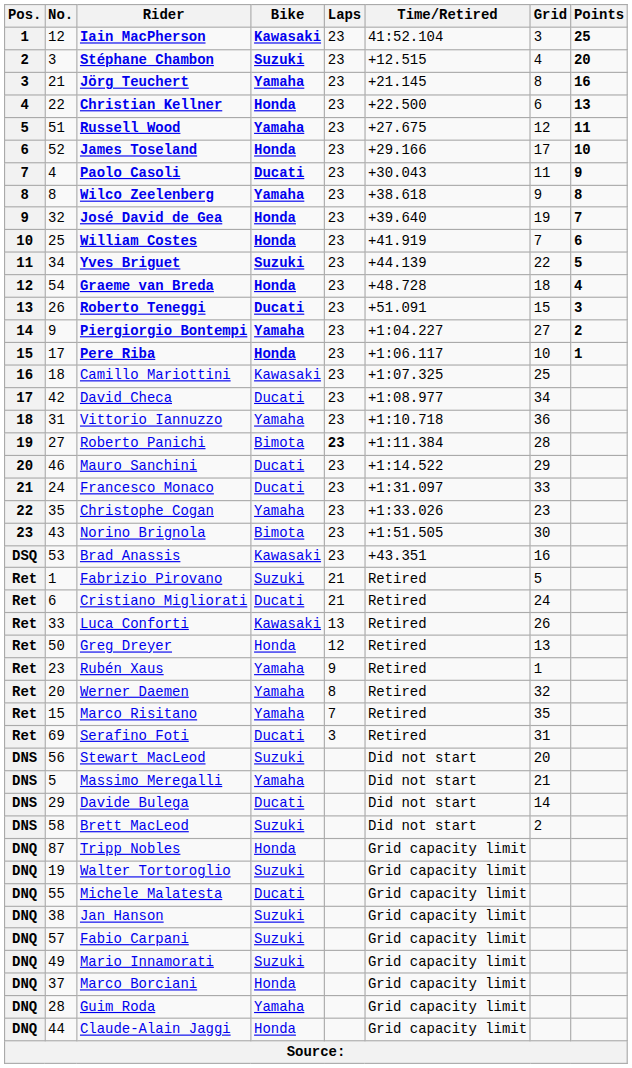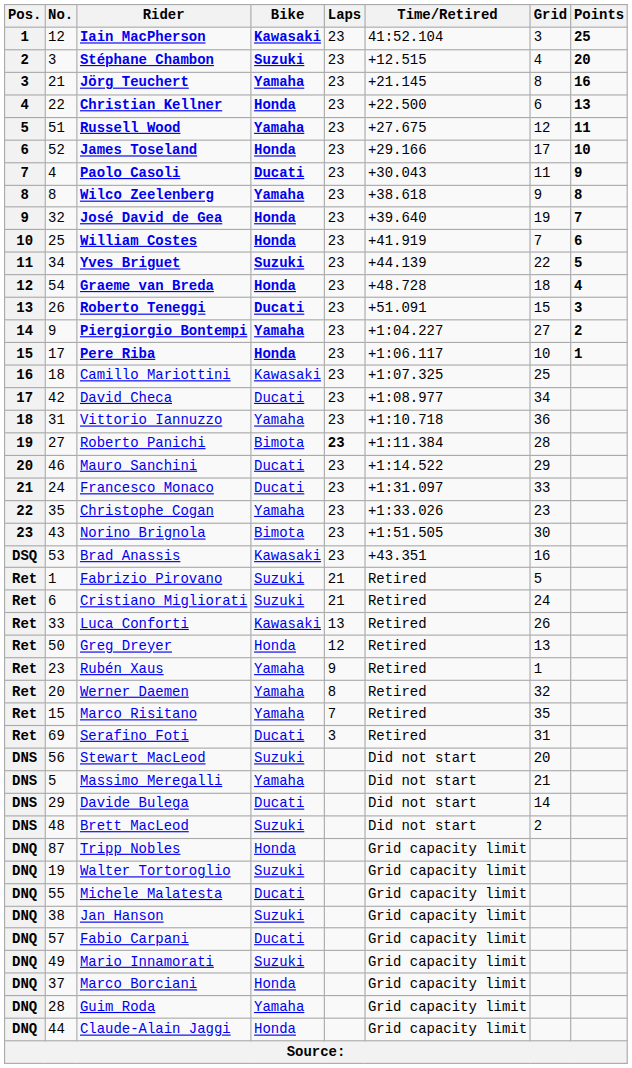(279, 602) Ducati -> (279, 602) Suzuki
(57, 827) 58 -> (57, 827) 48
(279, 940) Suzuki -> (279, 940) Ducati
